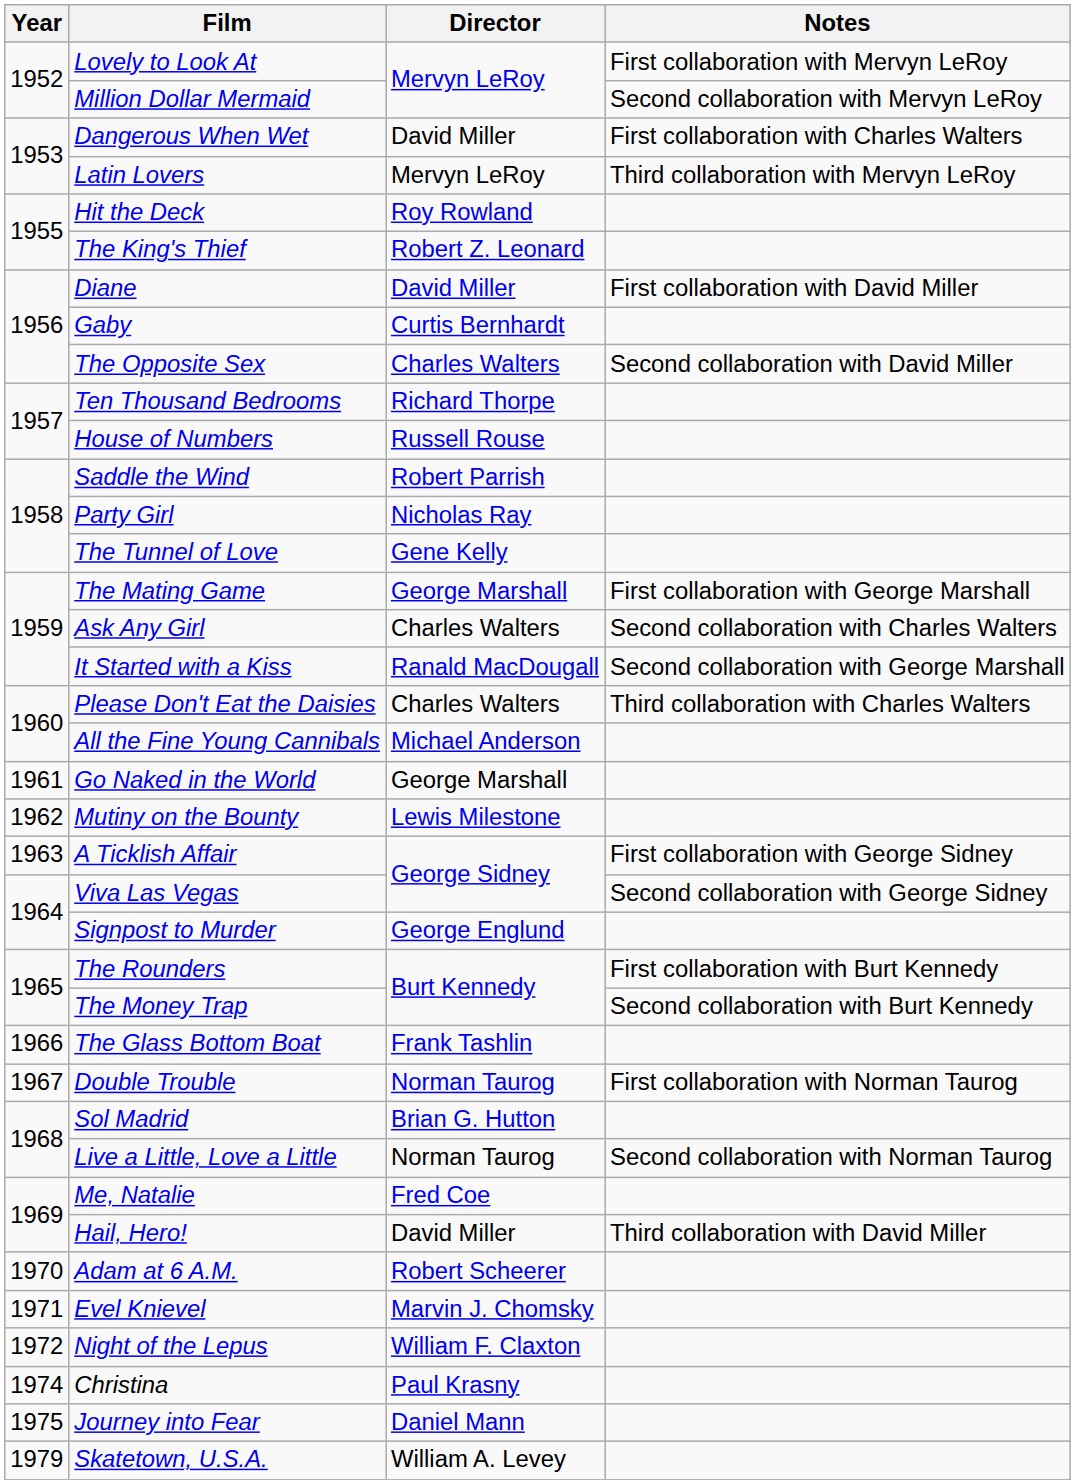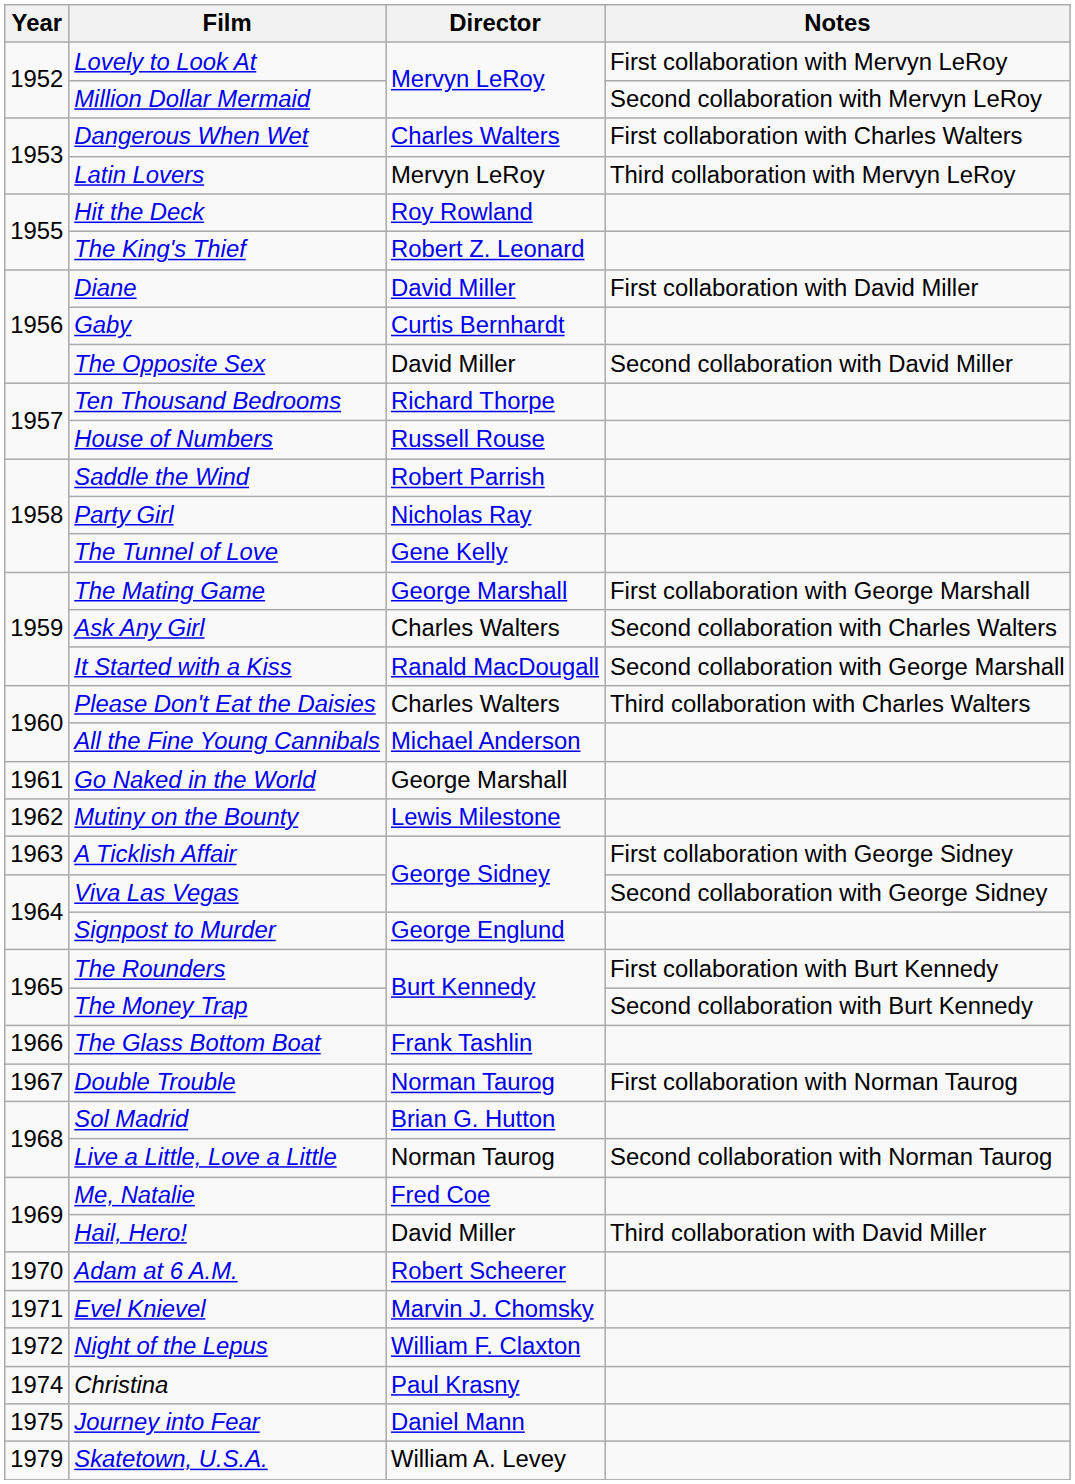(453, 136) David Miller -> (475, 136) Charles Walters
(475, 363) Charles Walters -> (453, 363) David Miller
